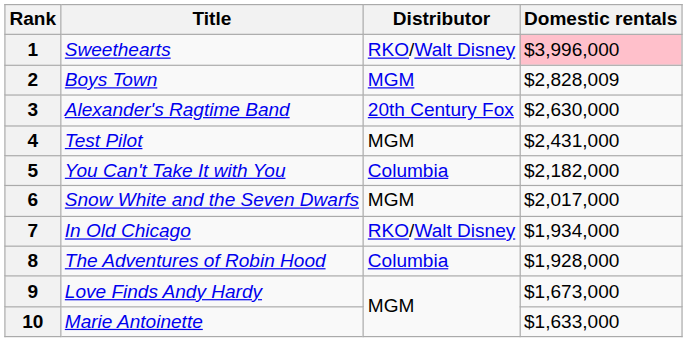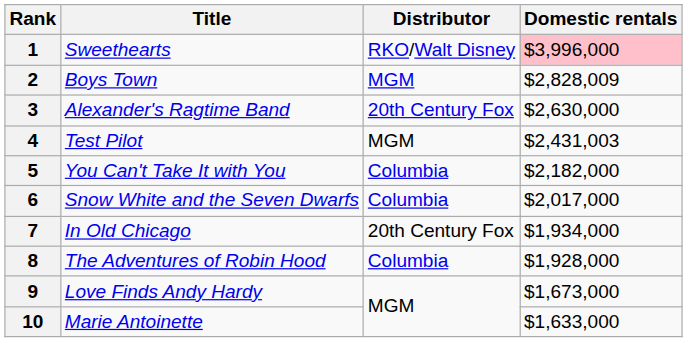(572, 140) $2,431,000 -> (572, 140) $2,431,003
(391, 200) MGM -> (408, 200) Columbia
(442, 230) RKO/Walt Disney -> (441, 230) 20th Century Fox
